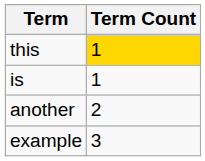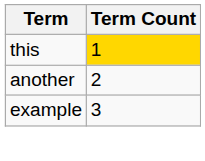- row: (17, 79)
